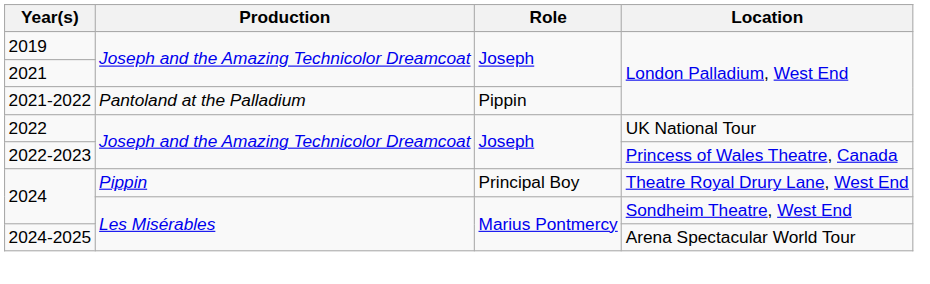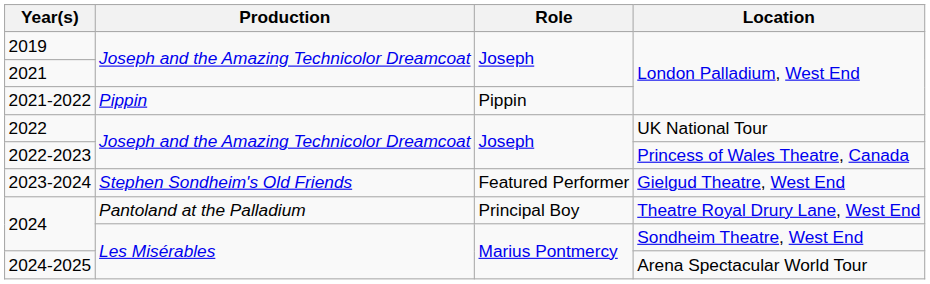(202, 100) Pantoland at the Palladium -> (123, 100) Pippin
+ row: (50, 182)
(123, 182) Pippin -> (202, 210) Pantoland at the Palladium
